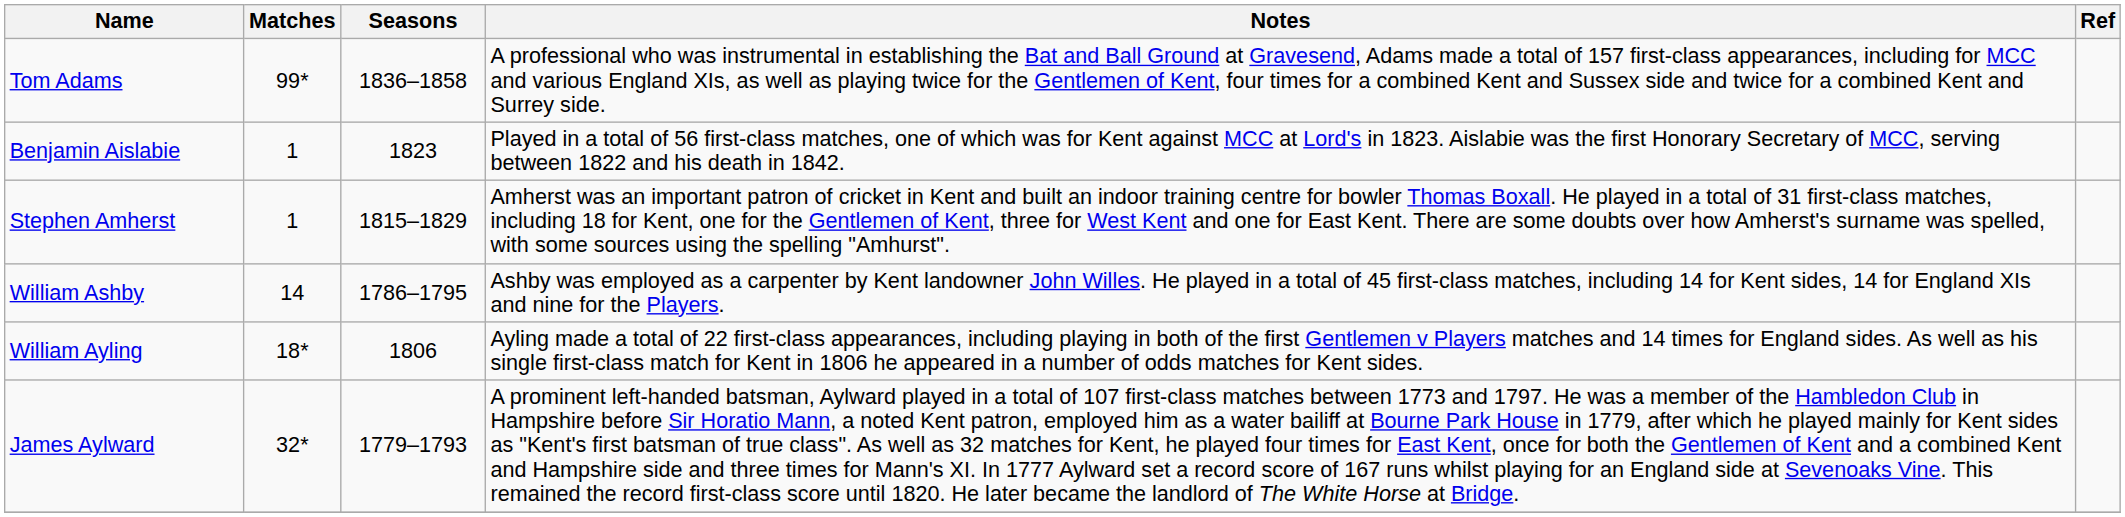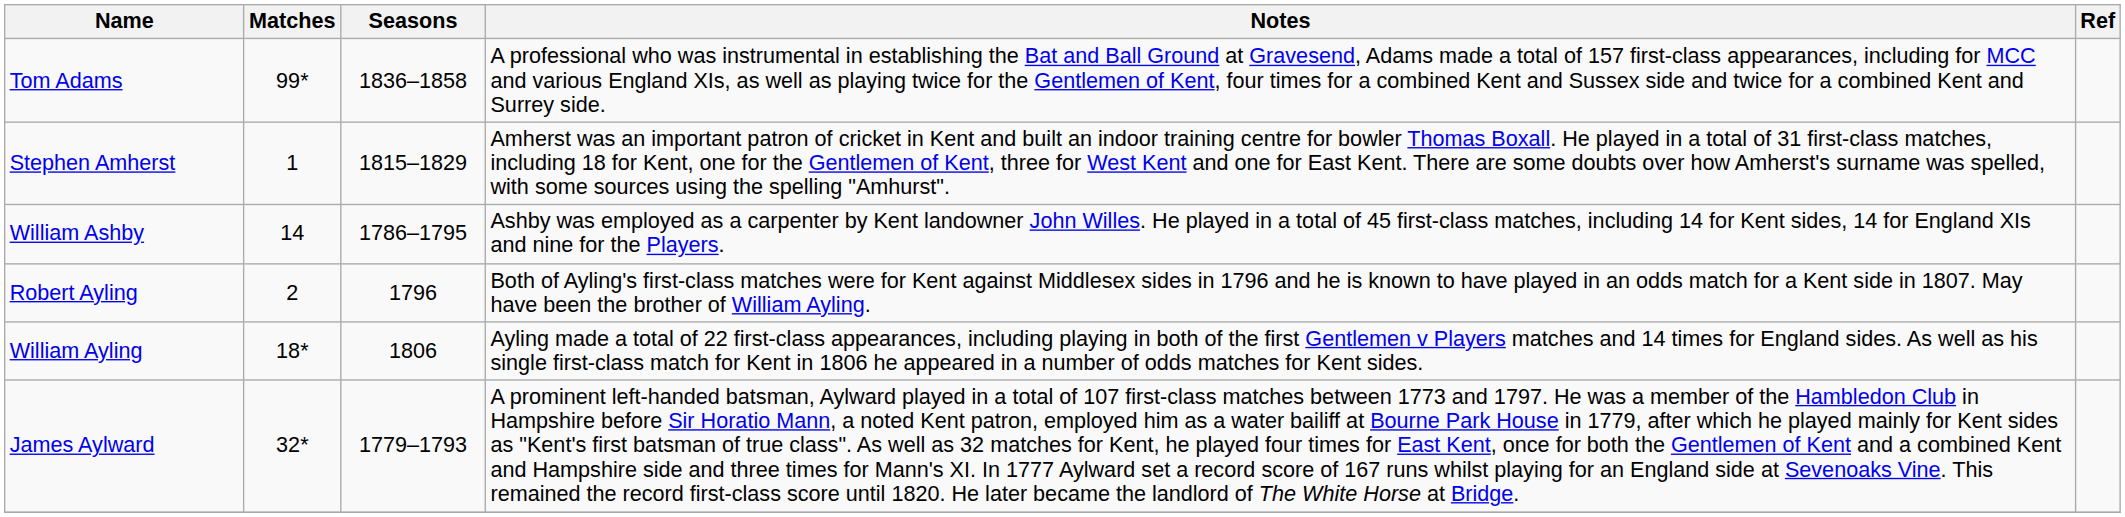- row: (95, 150)
+ row: (74, 292)
